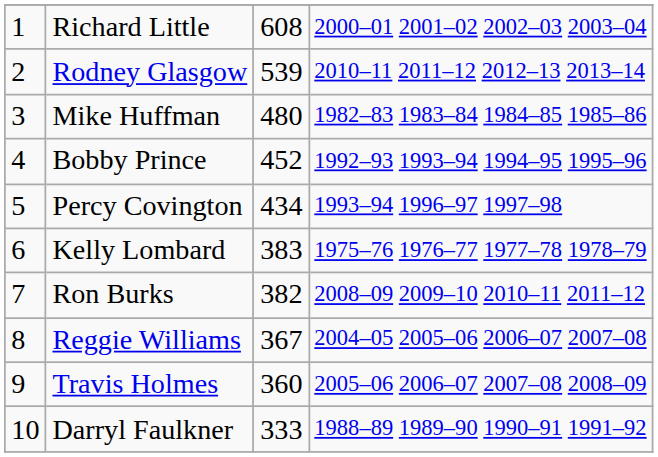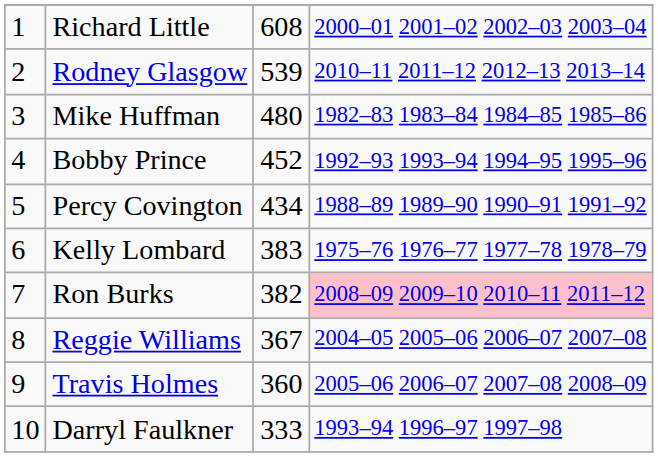(438, 205) 1993–94 1996–97 1997–98 -> (480, 205) 1988–89 1989–90 1990–91 1991–92
(480, 294) no background -> (480, 294) pink background
(480, 428) 1988–89 1989–90 1990–91 1991–92 -> (438, 428) 1993–94 1996–97 1997–98
